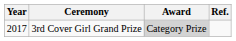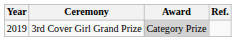(17, 28) 2017 -> (17, 28) 2019
